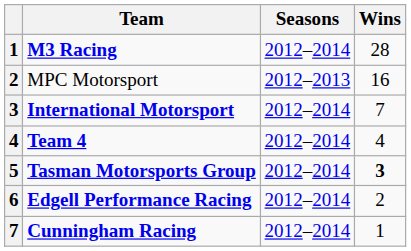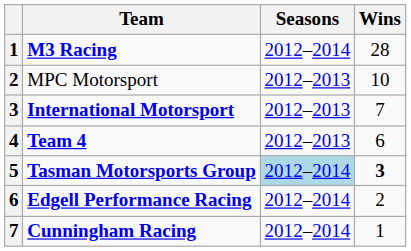(380, 79) 16 -> (380, 79) 10
(307, 110) 2012–2014 -> (307, 110) 2012–2013
(307, 140) 2012–2014 -> (307, 140) 2012–2013
(380, 140) 4 -> (380, 140) 6
(307, 170) no background -> (307, 170) lightblue background
